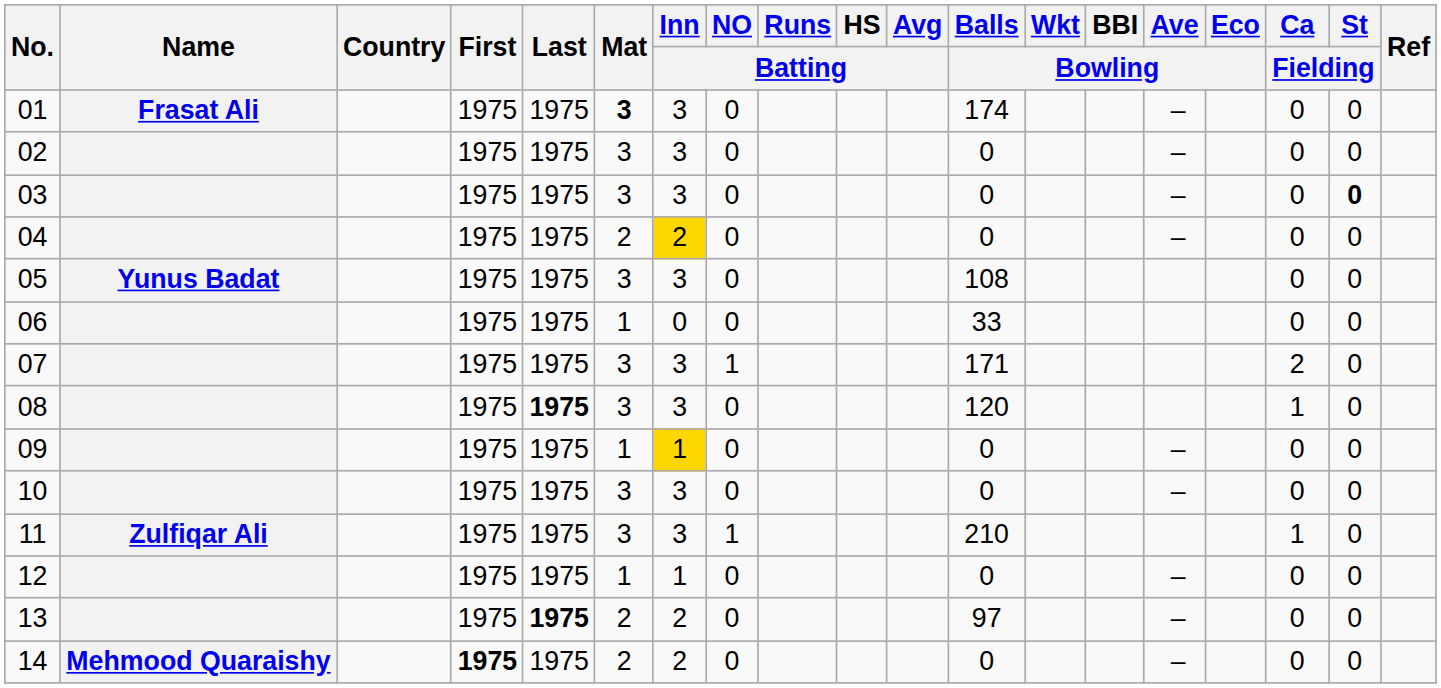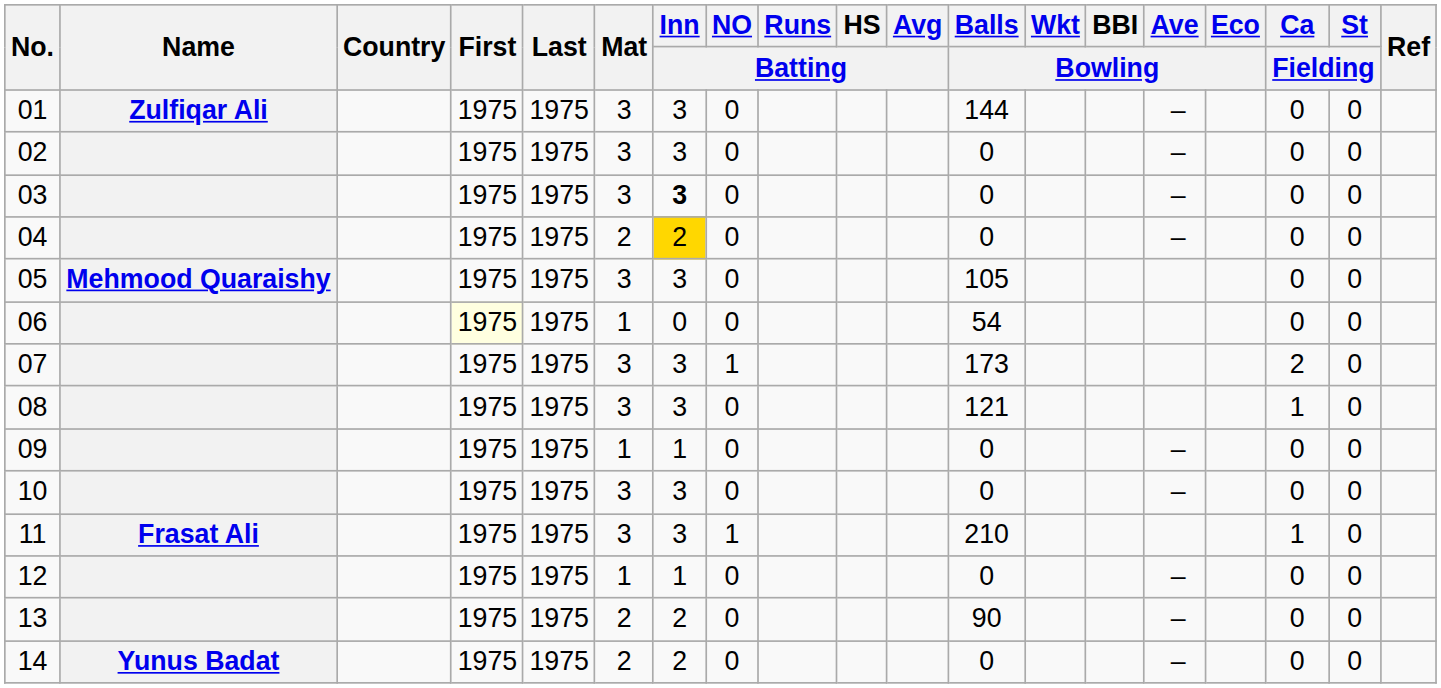(198, 110) Frasat Ali -> (199, 110) Zulfiqar Ali
(624, 110) bold -> (624, 110) normal
(987, 110) 174 -> (987, 110) 144
(680, 195) normal -> (680, 195) bold
(1355, 195) bold -> (1355, 195) normal
(199, 279) Yunus Badat -> (199, 279) Mehmood Quaraishy
(987, 279) 108 -> (987, 279) 105
(487, 322) no background -> (487, 322) lightyellow background
(987, 322) 33 -> (987, 322) 54
(987, 364) 171 -> (987, 364) 173
(559, 407) bold -> (559, 407) normal
(987, 407) 120 -> (987, 407) 121
(680, 449) gold background -> (680, 449) no background
(199, 534) Zulfiqar Ali -> (198, 534) Frasat Ali
(559, 618) bold -> (559, 618) normal
(987, 618) 97 -> (987, 618) 90
(199, 661) Mehmood Quaraishy -> (199, 661) Yunus Badat
(487, 661) bold -> (487, 661) normal
